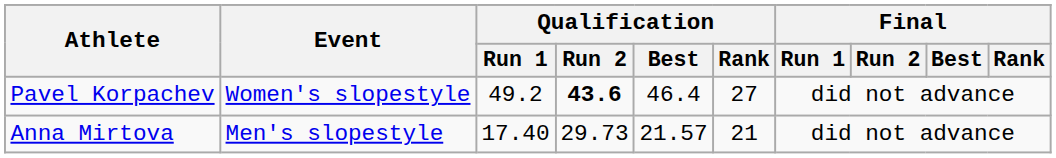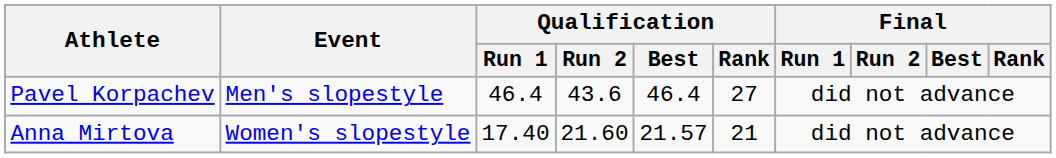(348, 96) Women's slopestyle -> (334, 96) Men's slopestyle
(515, 96) 49.2 -> (515, 96) 46.4
(594, 96) bold -> (594, 96) normal
(334, 134) Men's slopestyle -> (348, 134) Women's slopestyle
(595, 134) 29.73 -> (595, 134) 21.60
